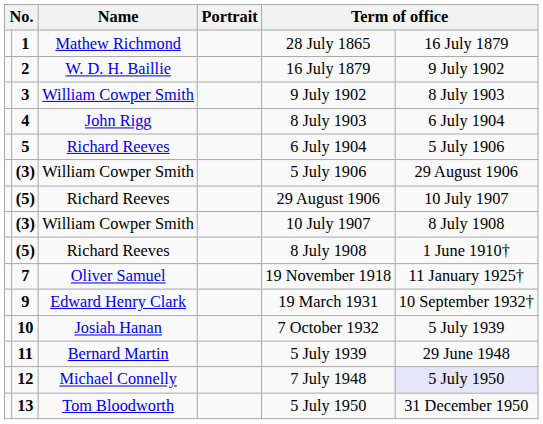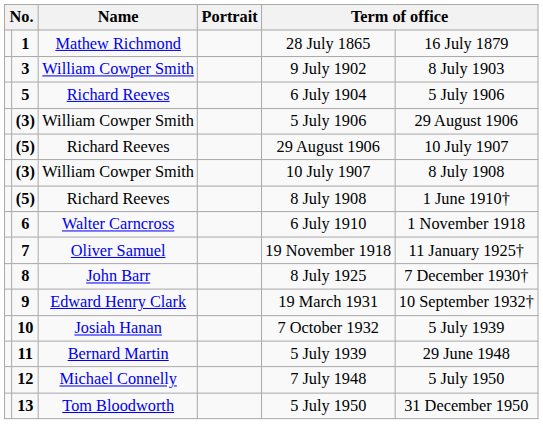- row: (25, 69)
- row: (25, 120)
+ row: (25, 224)
+ row: (25, 276)
(466, 379) lavender background -> (466, 379) no background
